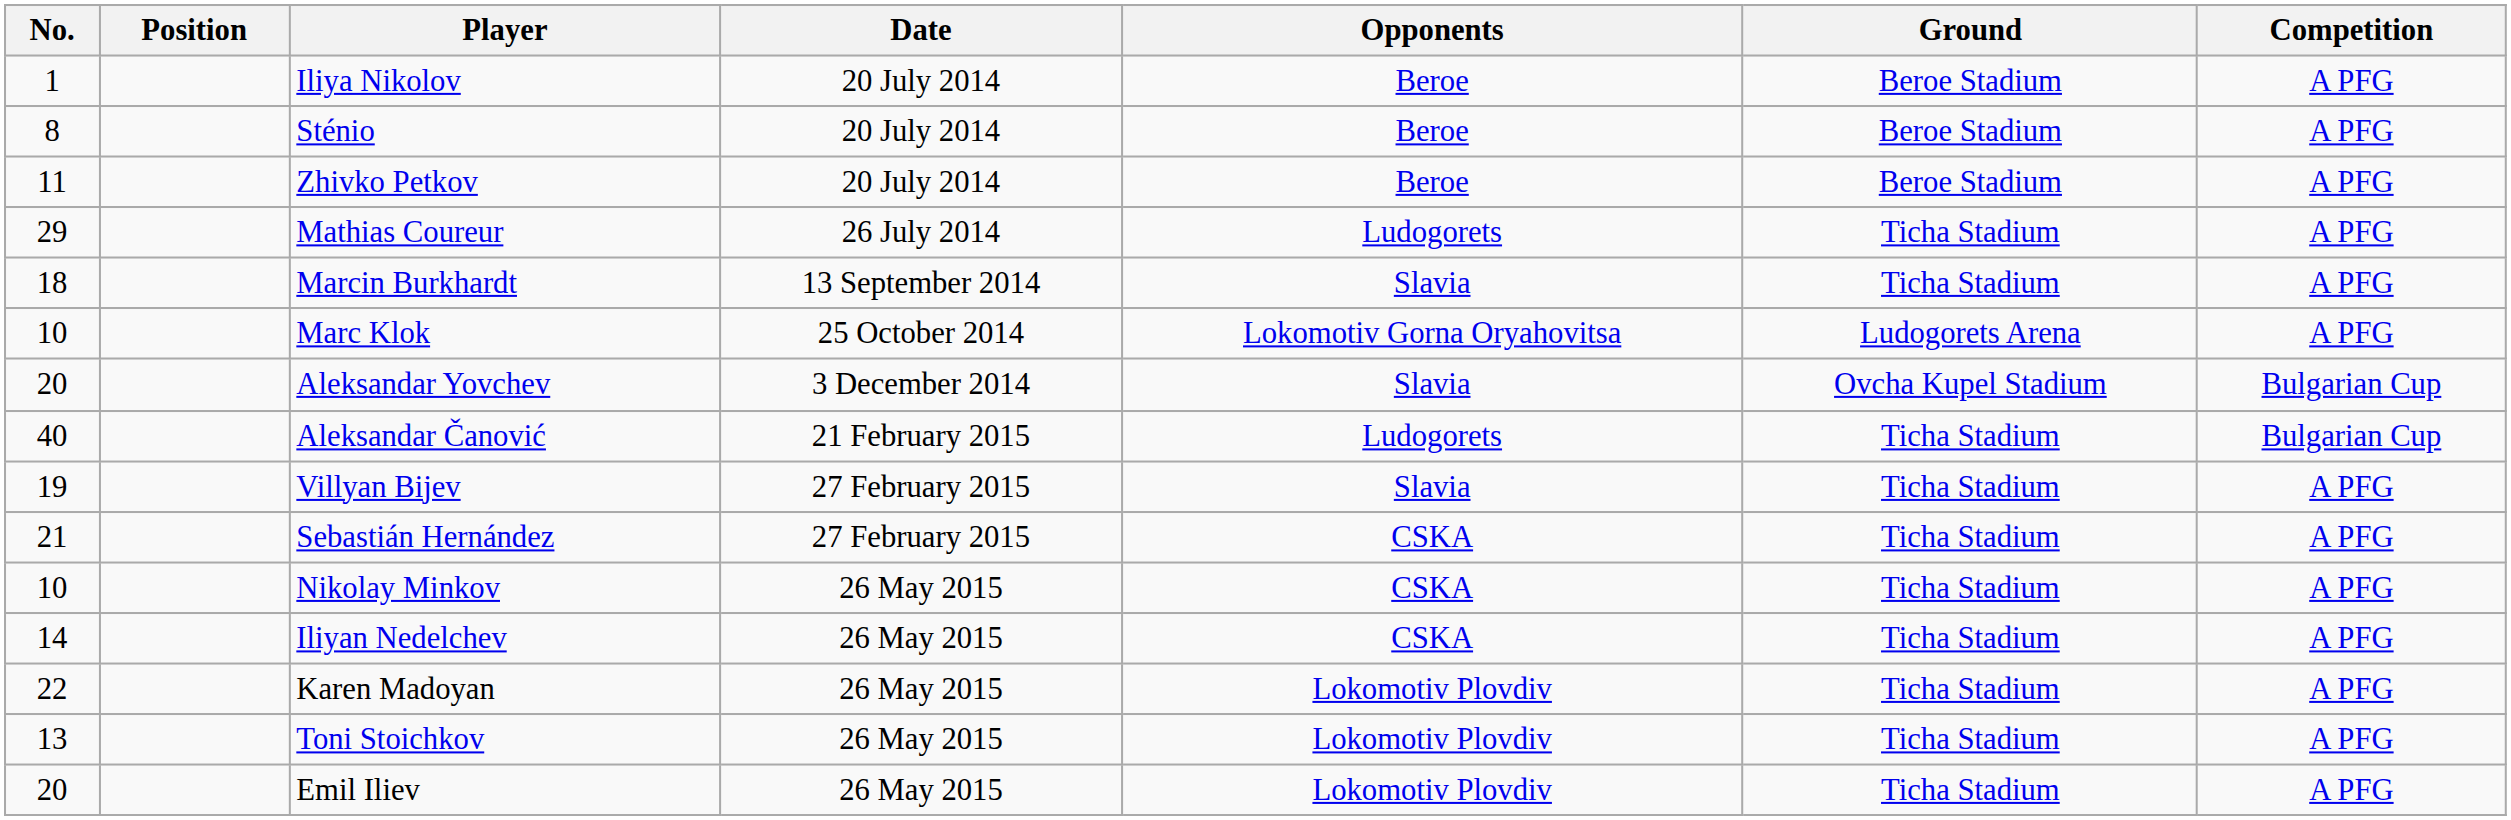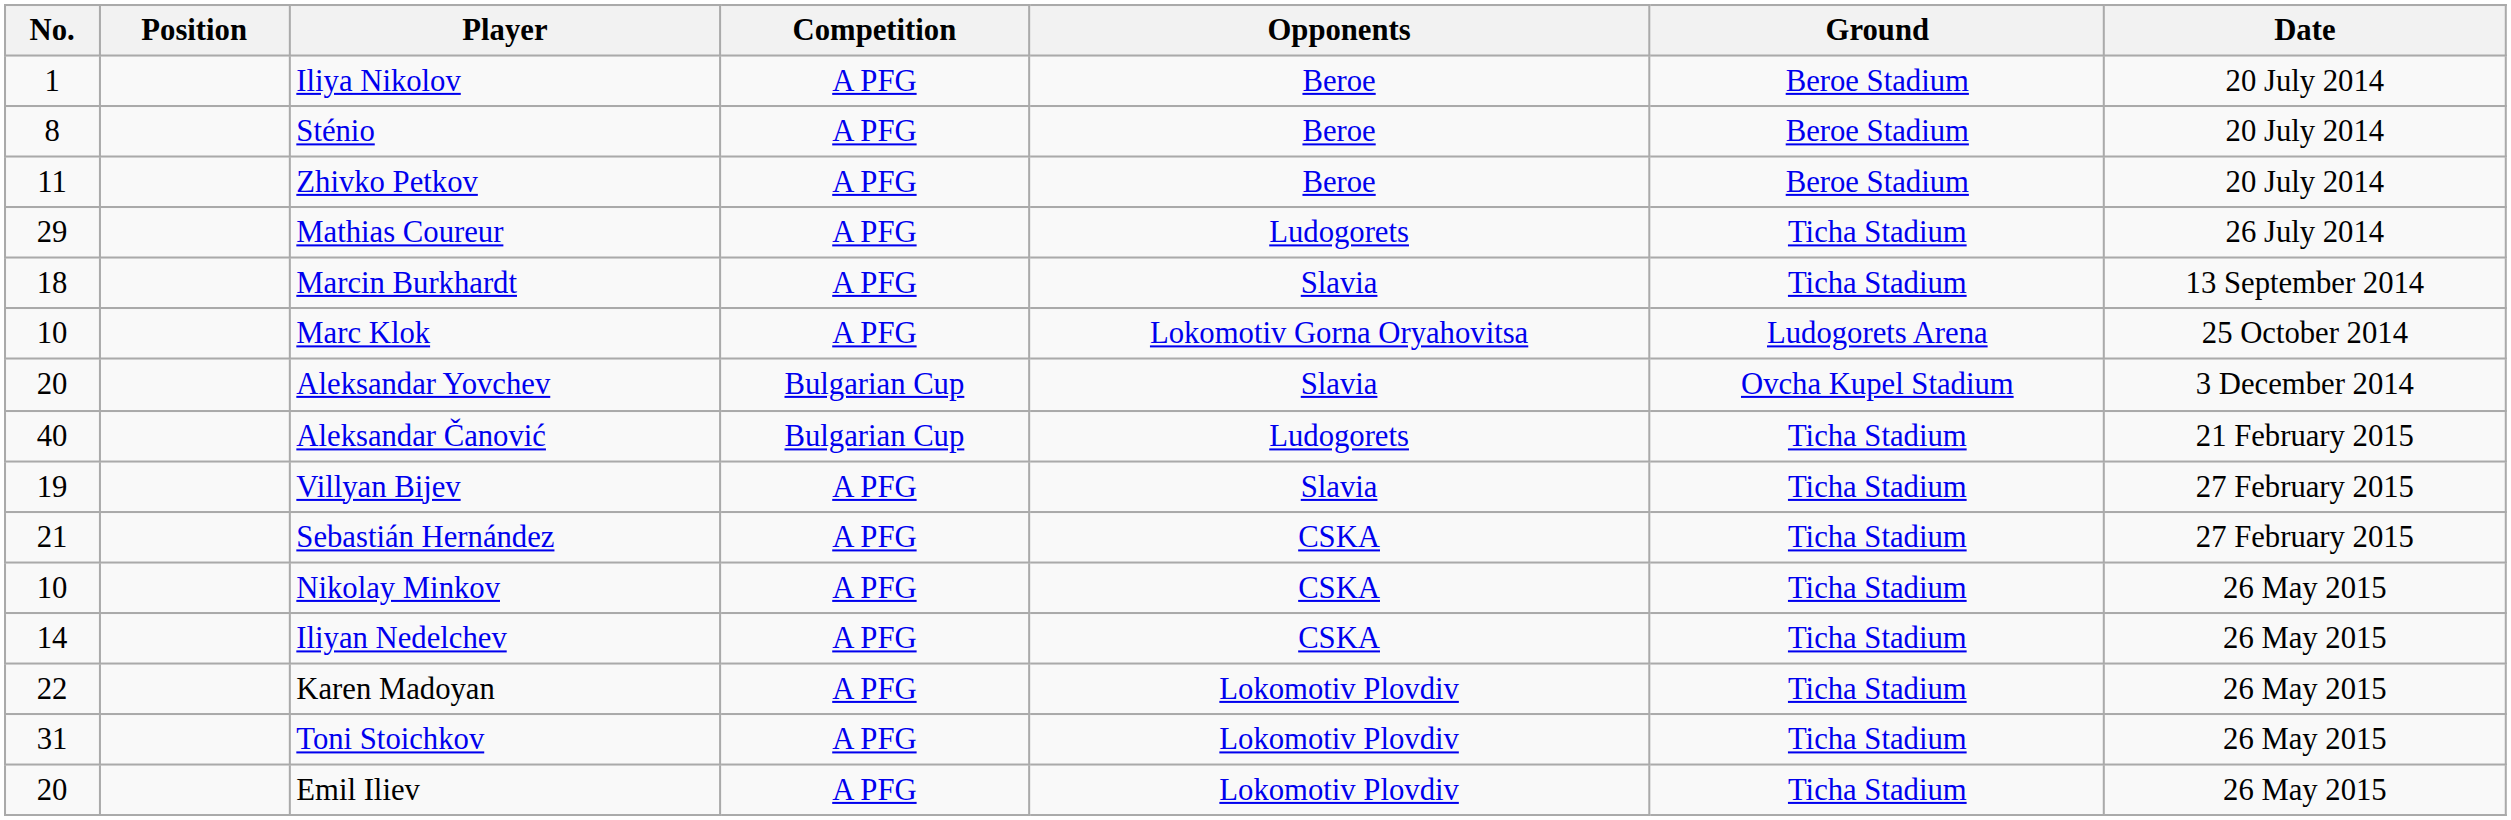columns swapped: (921, 30) <-> (2351, 30)
(52, 738) 13 -> (52, 738) 31
